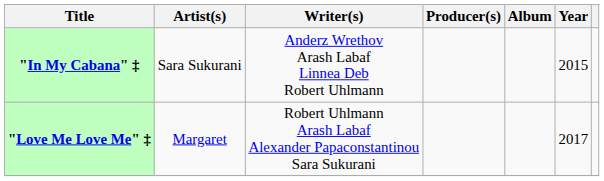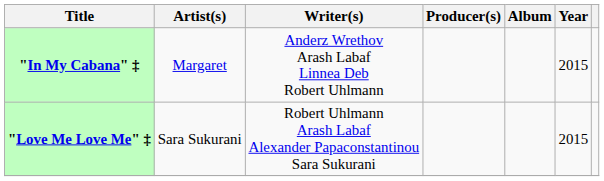(200, 65) Sara Sukurani -> (200, 65) Margaret
(200, 138) Margaret -> (200, 138) Sara Sukurani
(573, 138) 2017 -> (573, 138) 2015
